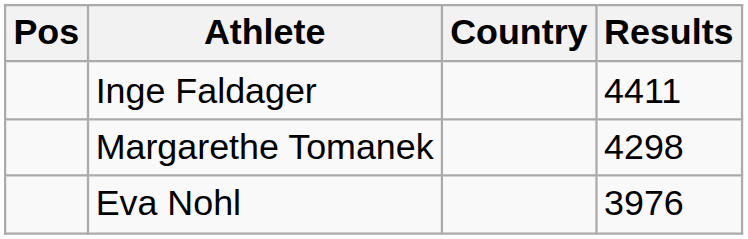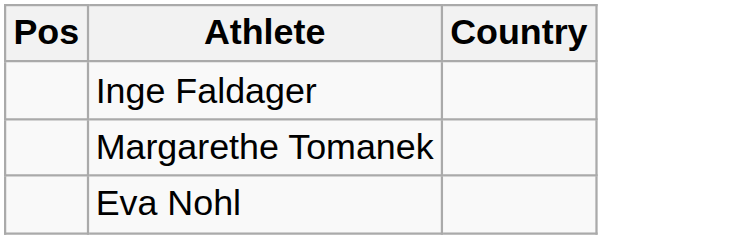- column: (669, 32)
